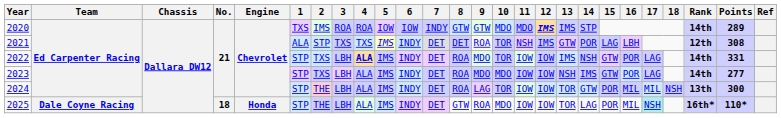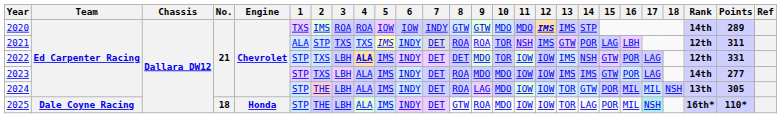(461, 43) DET -> (461, 43) ROA
(736, 43) 308 -> (736, 43) 311
(461, 59) ROA -> (461, 59) DET
(701, 59) 14th -> (701, 59) 12th
(567, 74) NSH -> (567, 74) IMS
(503, 90) TOR -> (503, 90) MDO
(736, 90) 300 -> (736, 90) 305
